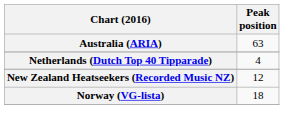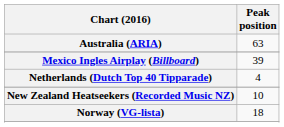+ row: (120, 60)
(258, 78) 12 -> (258, 95) 10
